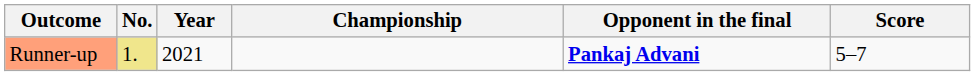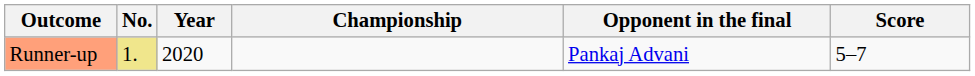(183, 53) 2021 -> (183, 53) 2020
(634, 53) bold -> (629, 53) normal
